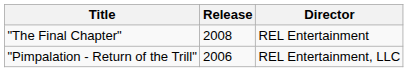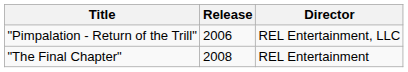rows swapped: (102, 56) <-> (65, 35)
